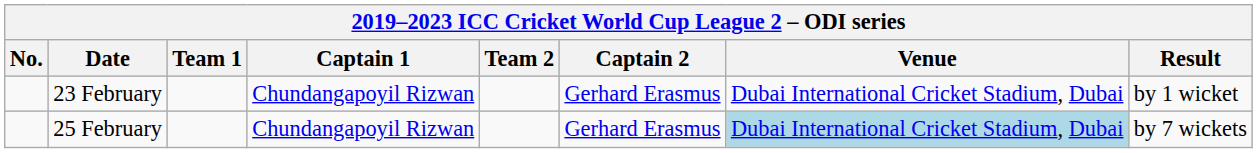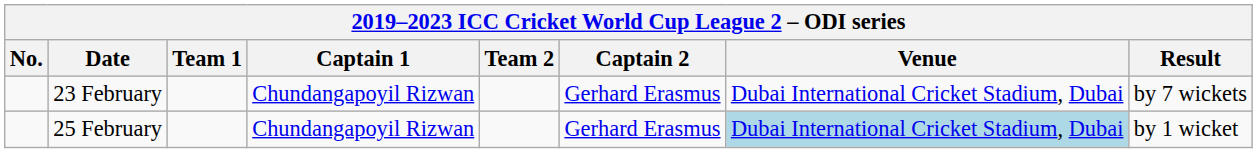(1186, 93) by 1 wicket -> (1190, 93) by 7 wickets
(1190, 128) by 7 wickets -> (1186, 128) by 1 wicket
